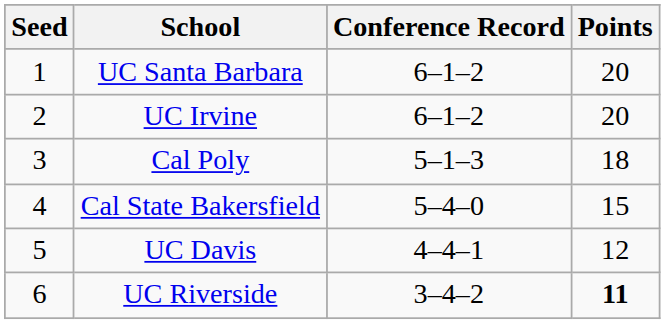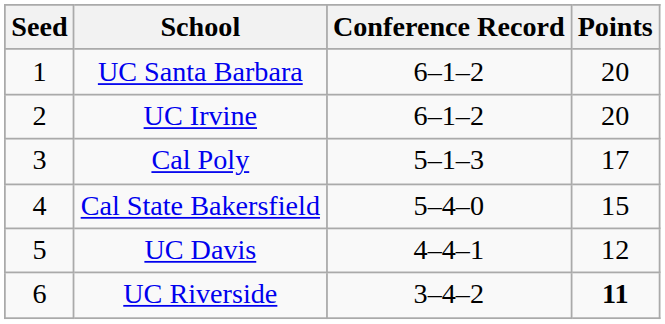(615, 160) 18 -> (615, 160) 17
